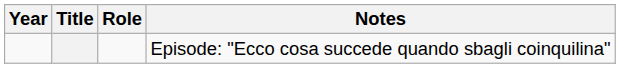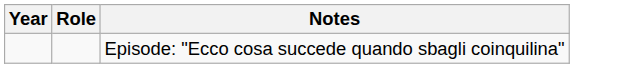- column: (75, 19)
